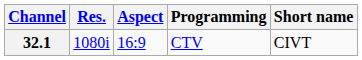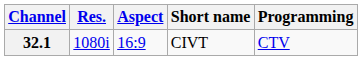columns swapped: (314, 17) <-> (219, 17)
